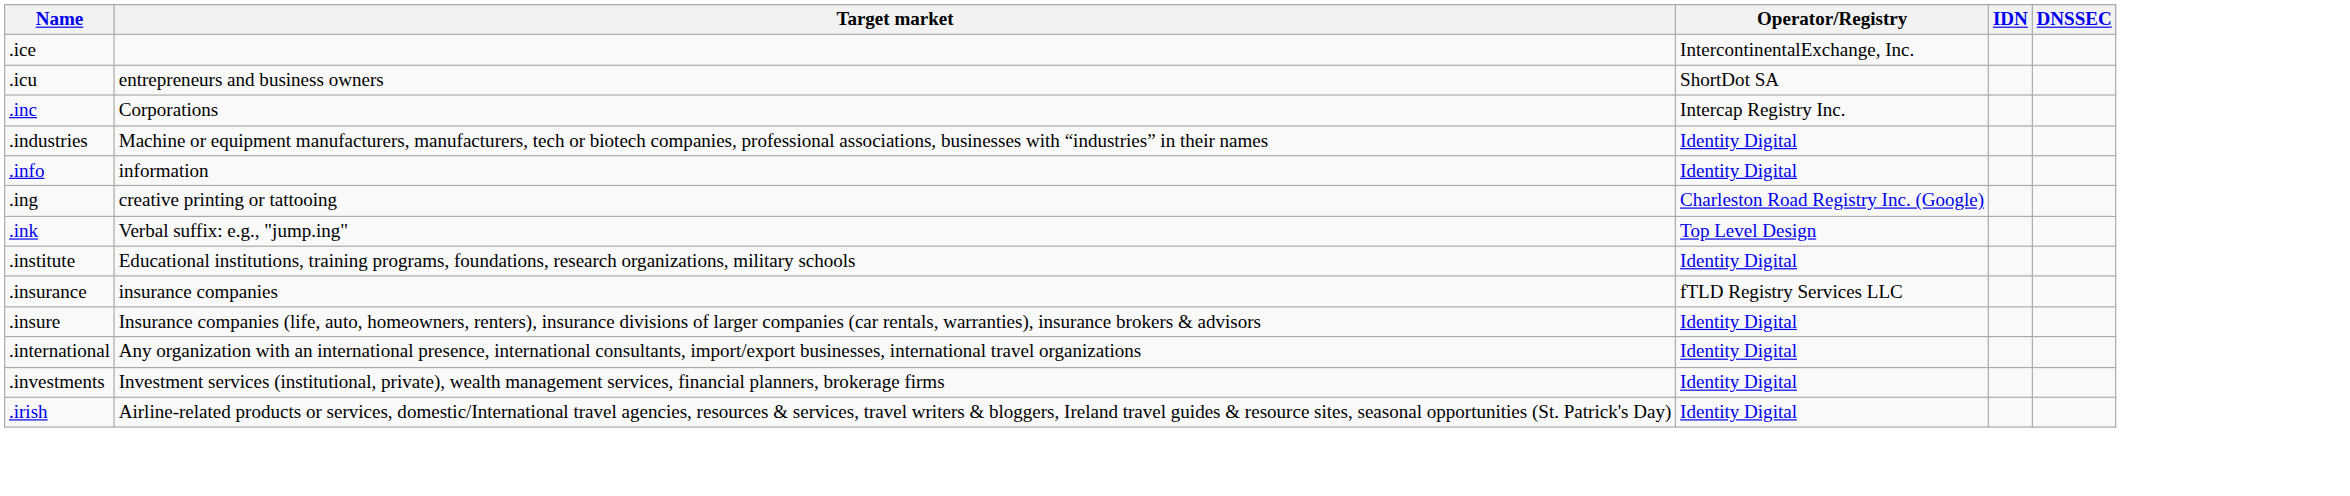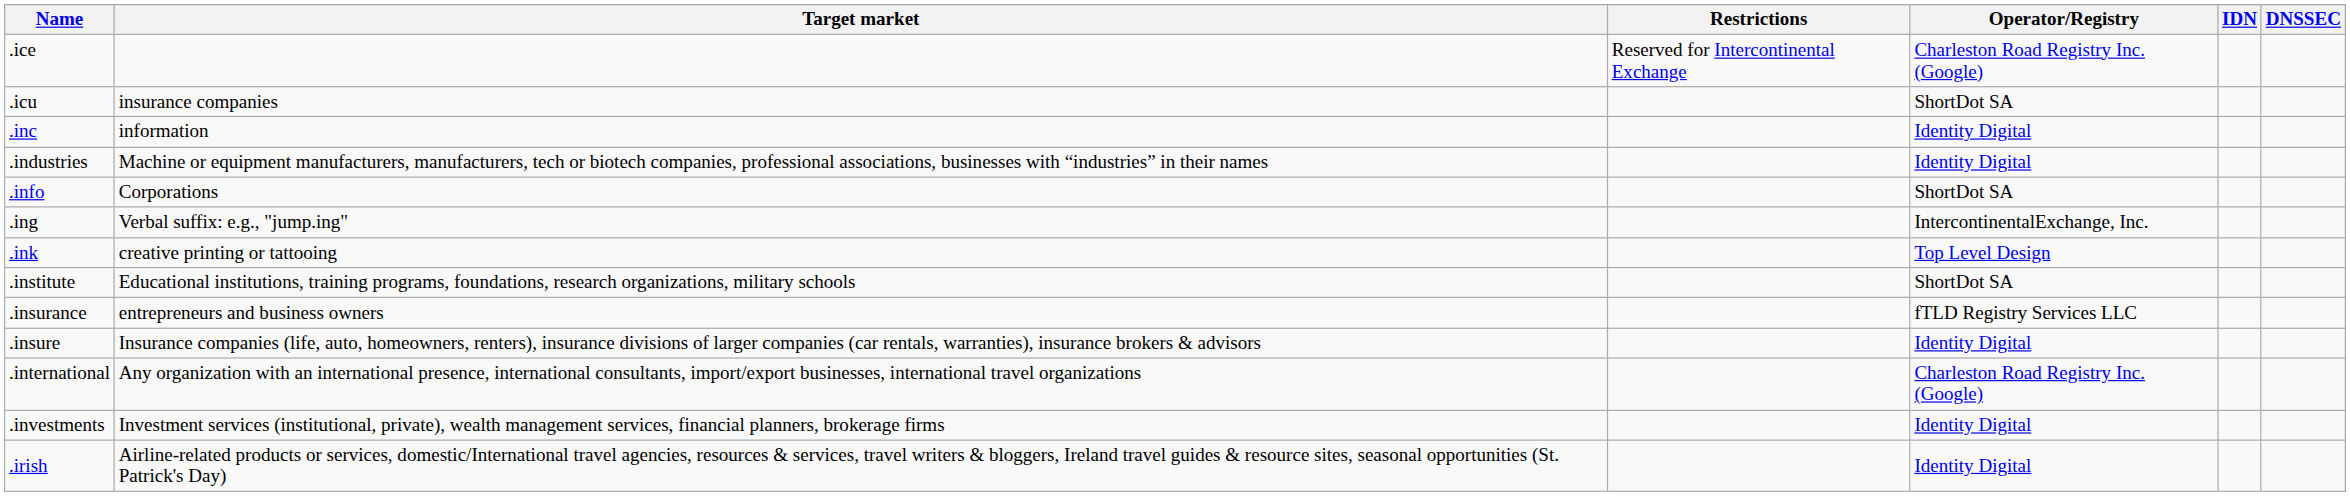+ column: (1759, 19)
(1797, 49) IntercontinentalExchange, Inc. -> (2030, 60) Charleston Road Registry Inc. (Google)
(251, 79) entrepreneurs and business owners -> (198, 101) insurance companies
(168, 110) Corporations -> (164, 131) information
(1763, 110) Intercap Registry Inc. -> (1973, 131) Identity Digital
(164, 170) information -> (168, 191) Corporations
(1739, 170) Identity Digital -> (1964, 191) ShortDot SA
(228, 200) creative printing or tattooing -> (233, 222) Verbal suffix: e.g., "jump.ing"
(1832, 200) Charleston Road Registry Inc. (Google) -> (2031, 222) IntercontinentalExchange, Inc.
(233, 230) Verbal suffix: e.g., "jump.ing" -> (228, 252) creative printing or tattooing
(1739, 261) Identity Digital -> (1964, 282) ShortDot SA
(198, 291) insurance companies -> (251, 312) entrepreneurs and business owners
(1739, 351) Identity Digital -> (2030, 383) Charleston Road Registry Inc. (Google)
